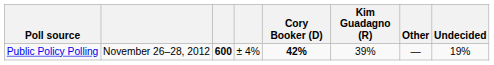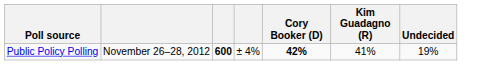- column: (416, 35)
(365, 51) 39% -> (365, 51) 41%
